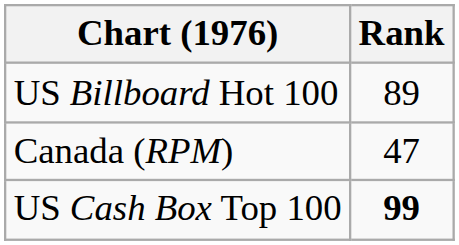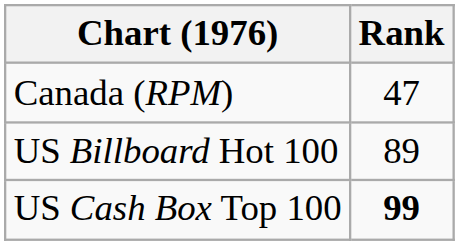rows swapped: (123, 150) <-> (176, 92)
